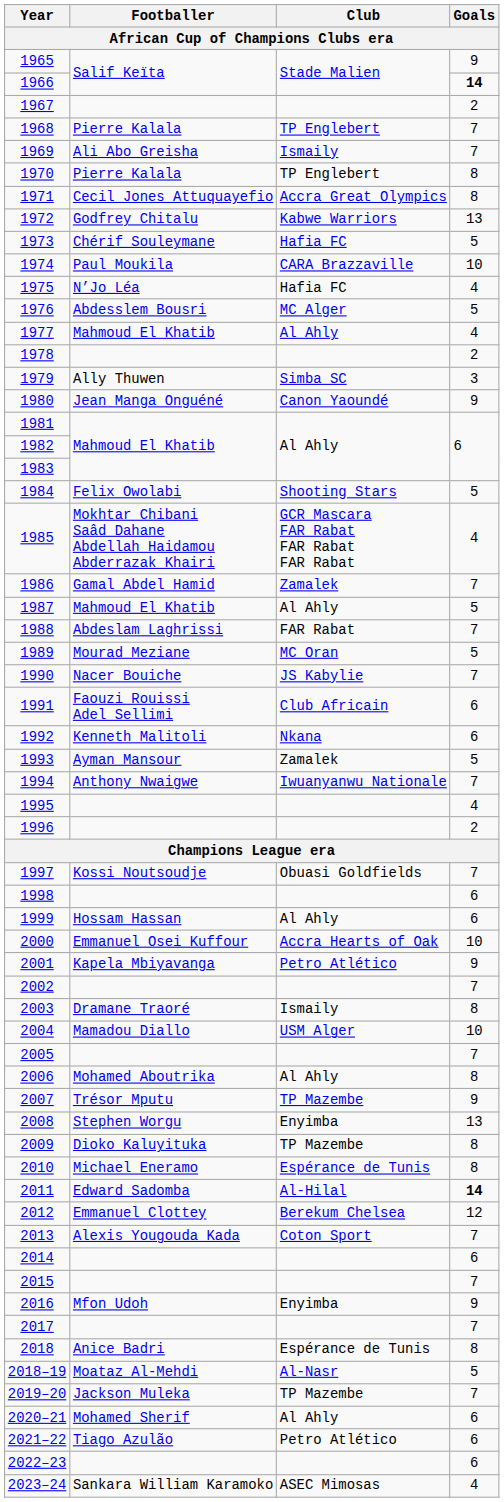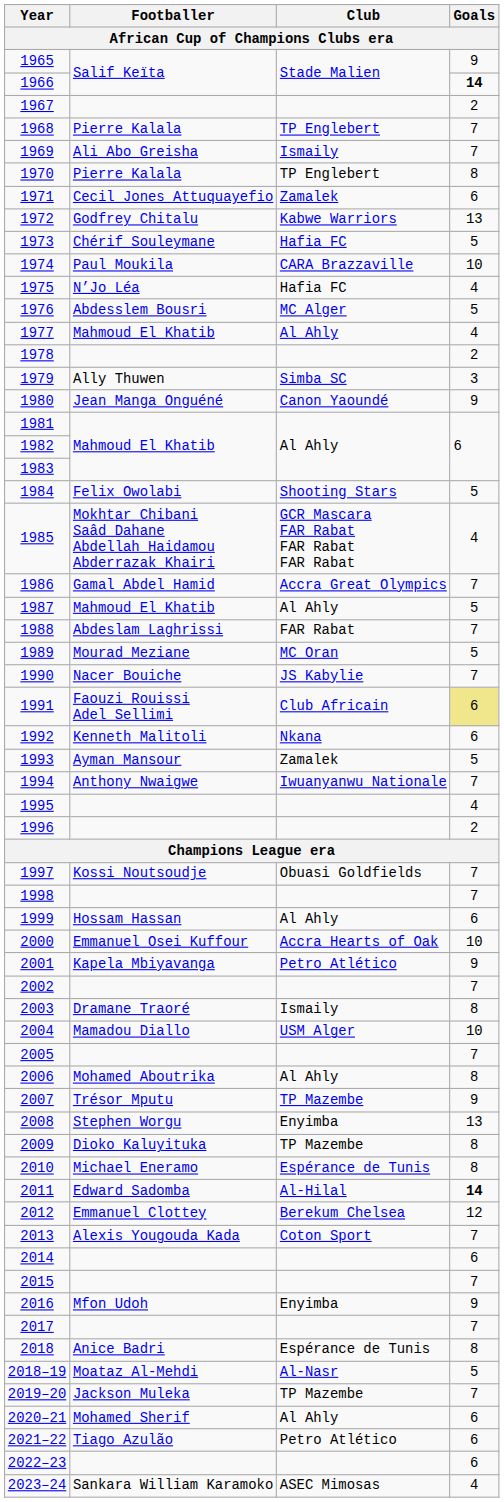(363, 197) Accra Great Olympics -> (309, 197) Zamalek
(474, 197) 8 -> (474, 197) 6
(309, 585) Zamalek -> (363, 585) Accra Great Olympics
(474, 707) no background -> (474, 707) khaki background
(474, 896) 6 -> (474, 896) 7
